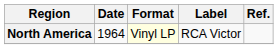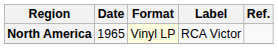(111, 33) 1964 -> (111, 33) 1965
